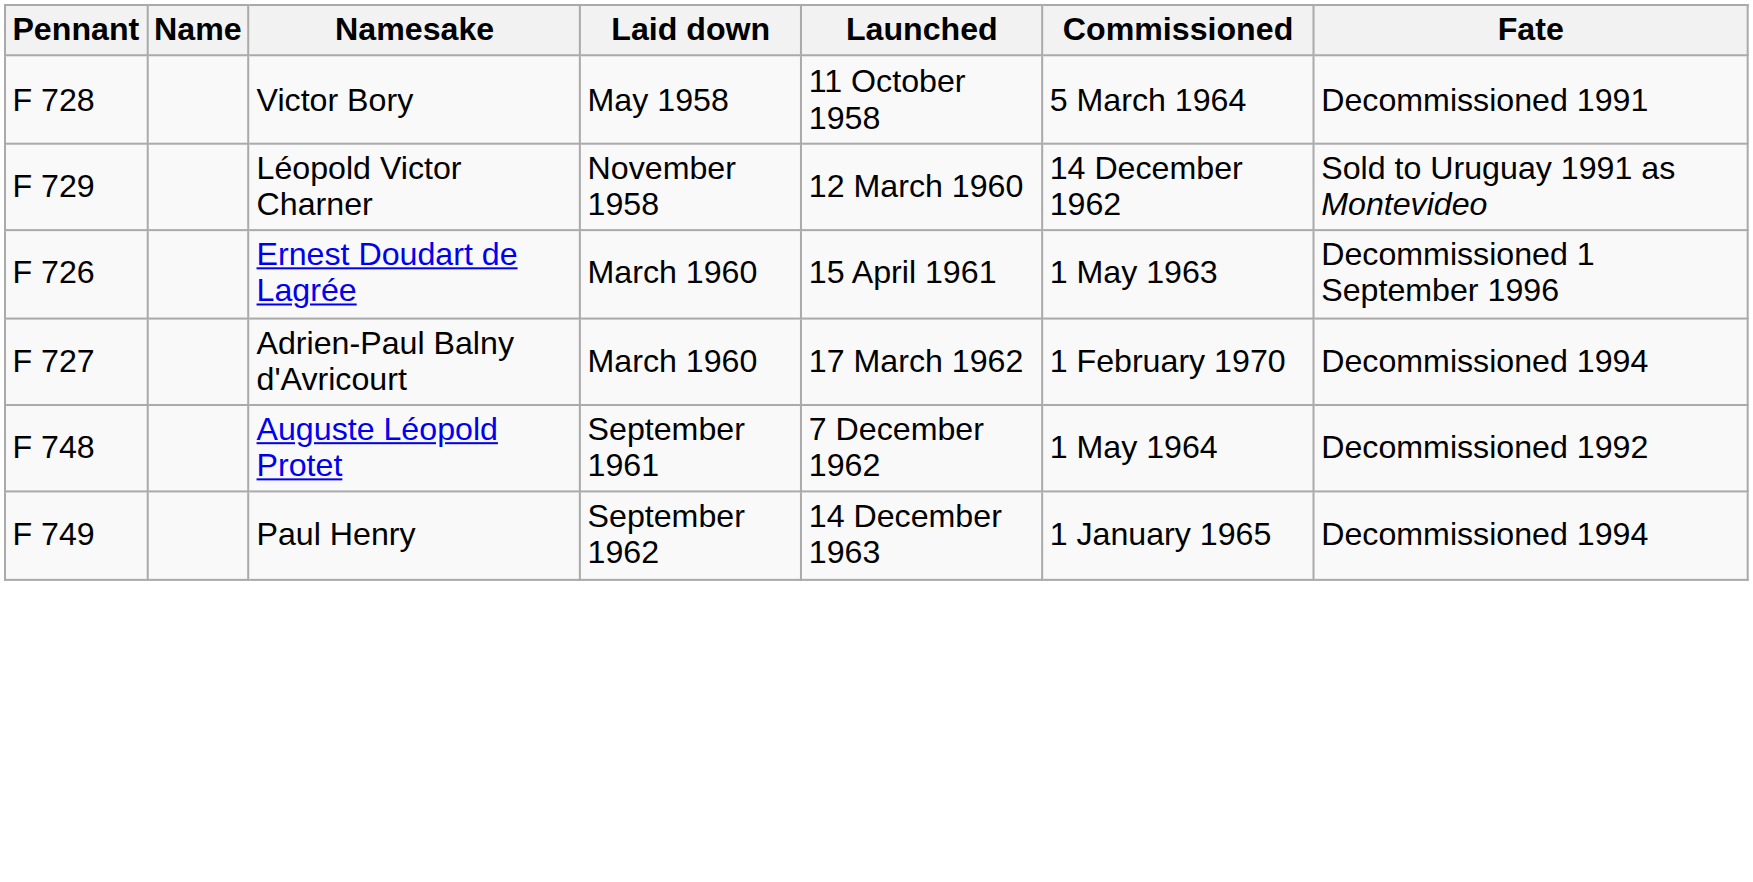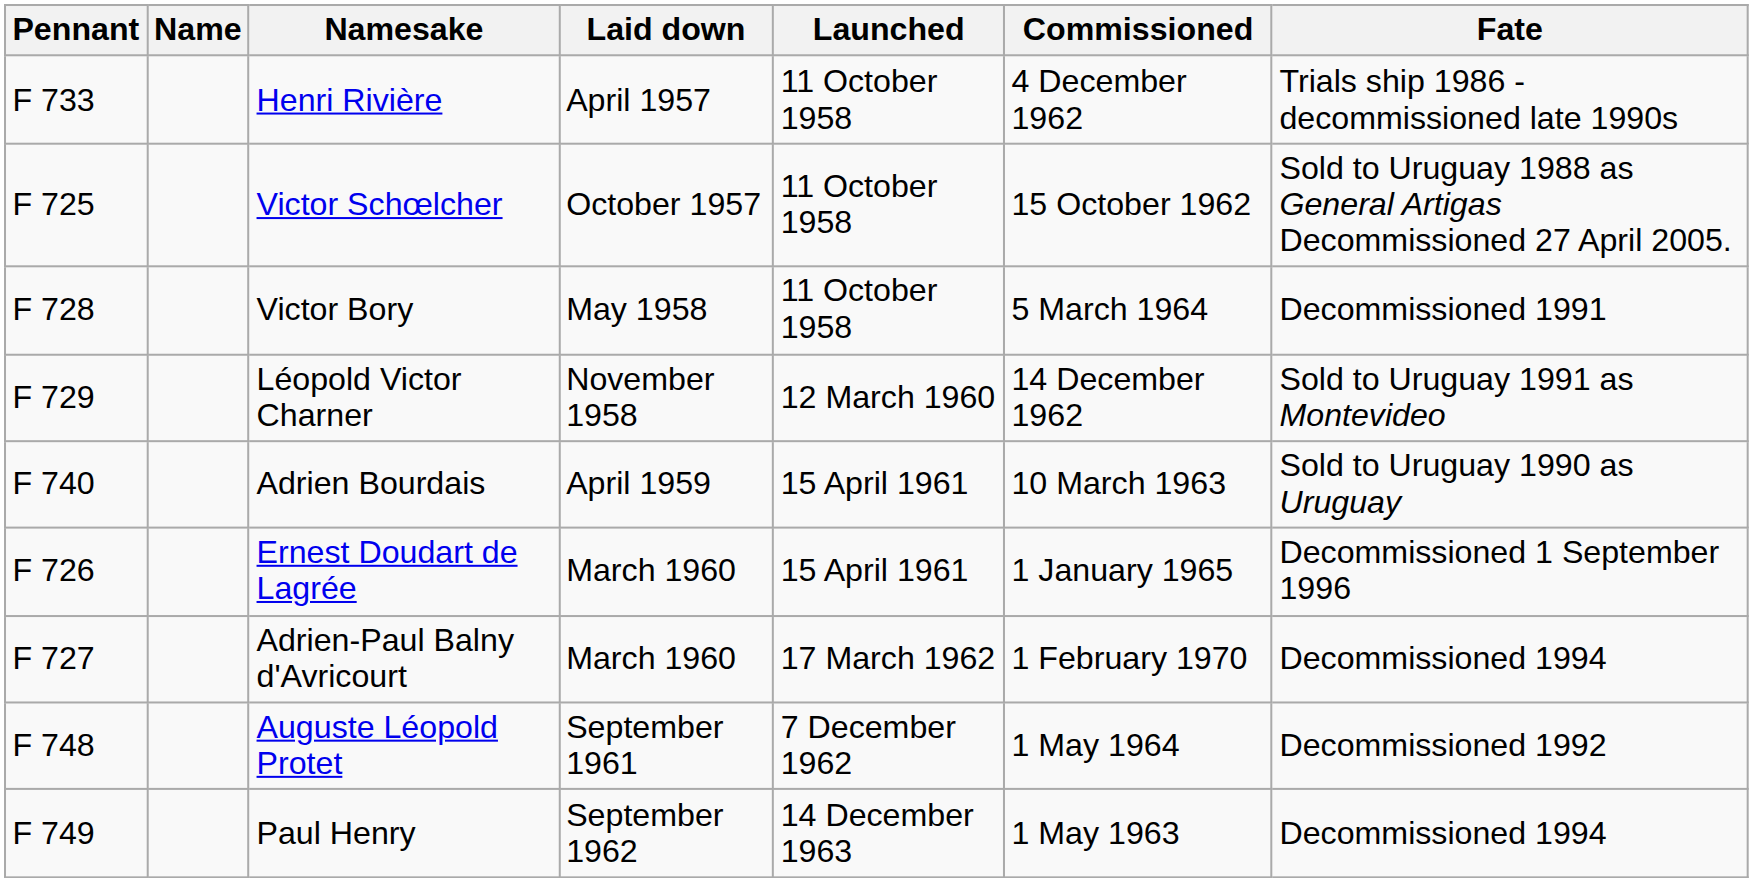+ row: (349, 99)
+ row: (380, 204)
+ row: (371, 484)
(1134, 273) 1 May 1963 -> (1122, 571) 1 January 1965
(1161, 535) 1 January 1965 -> (1096, 832) 1 May 1963
